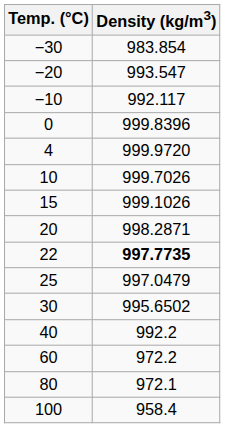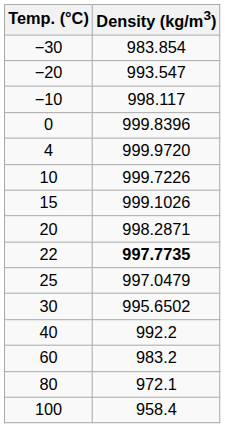(156, 99) 992.117 -> (156, 99) 998.117
(156, 177) 999.7026 -> (156, 177) 999.7226
(156, 358) 972.2 -> (156, 358) 983.2
